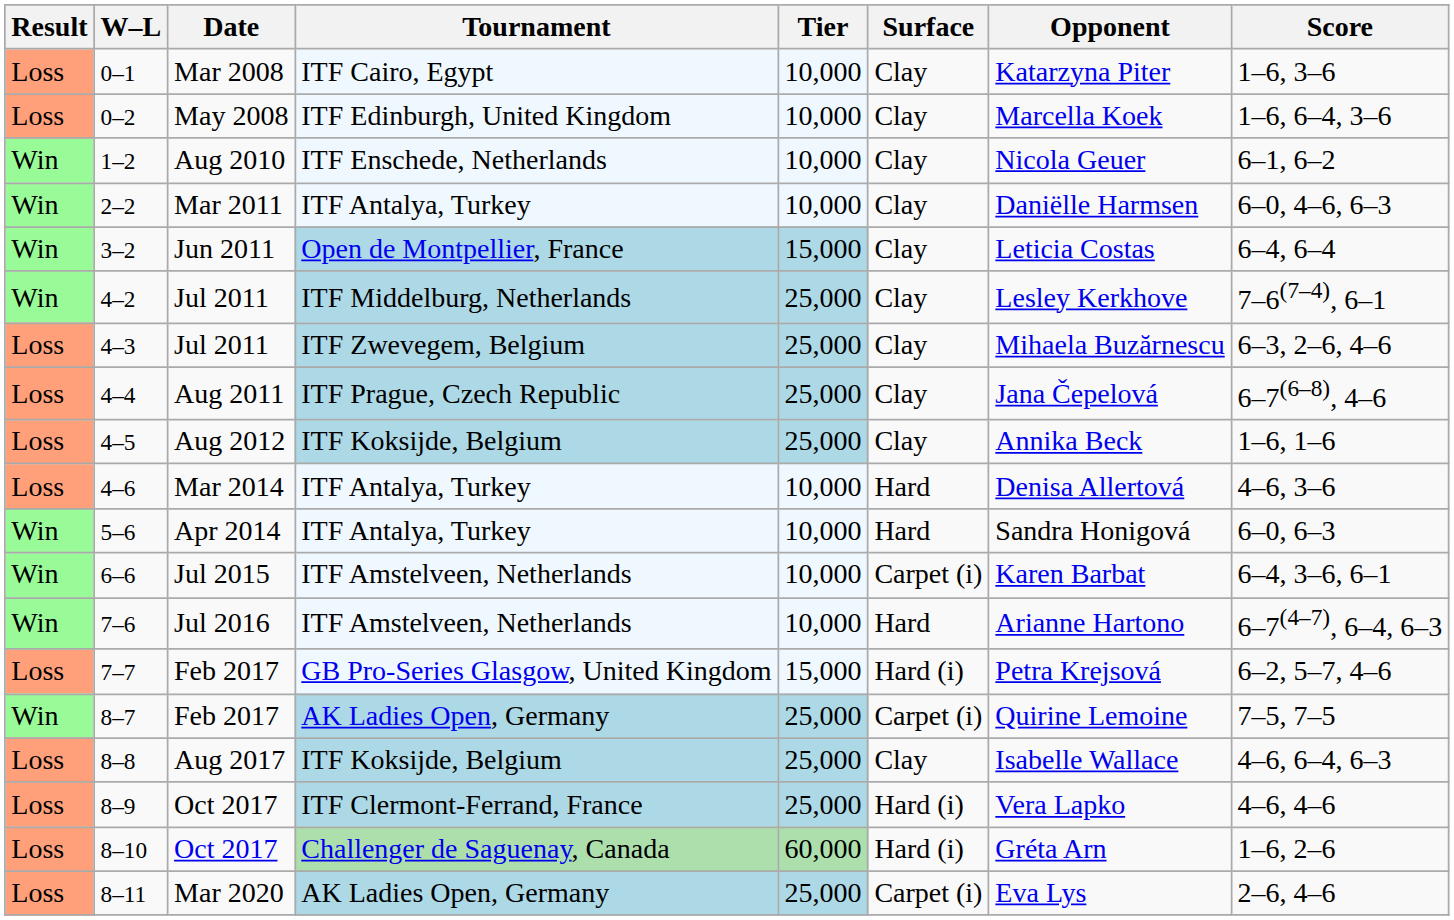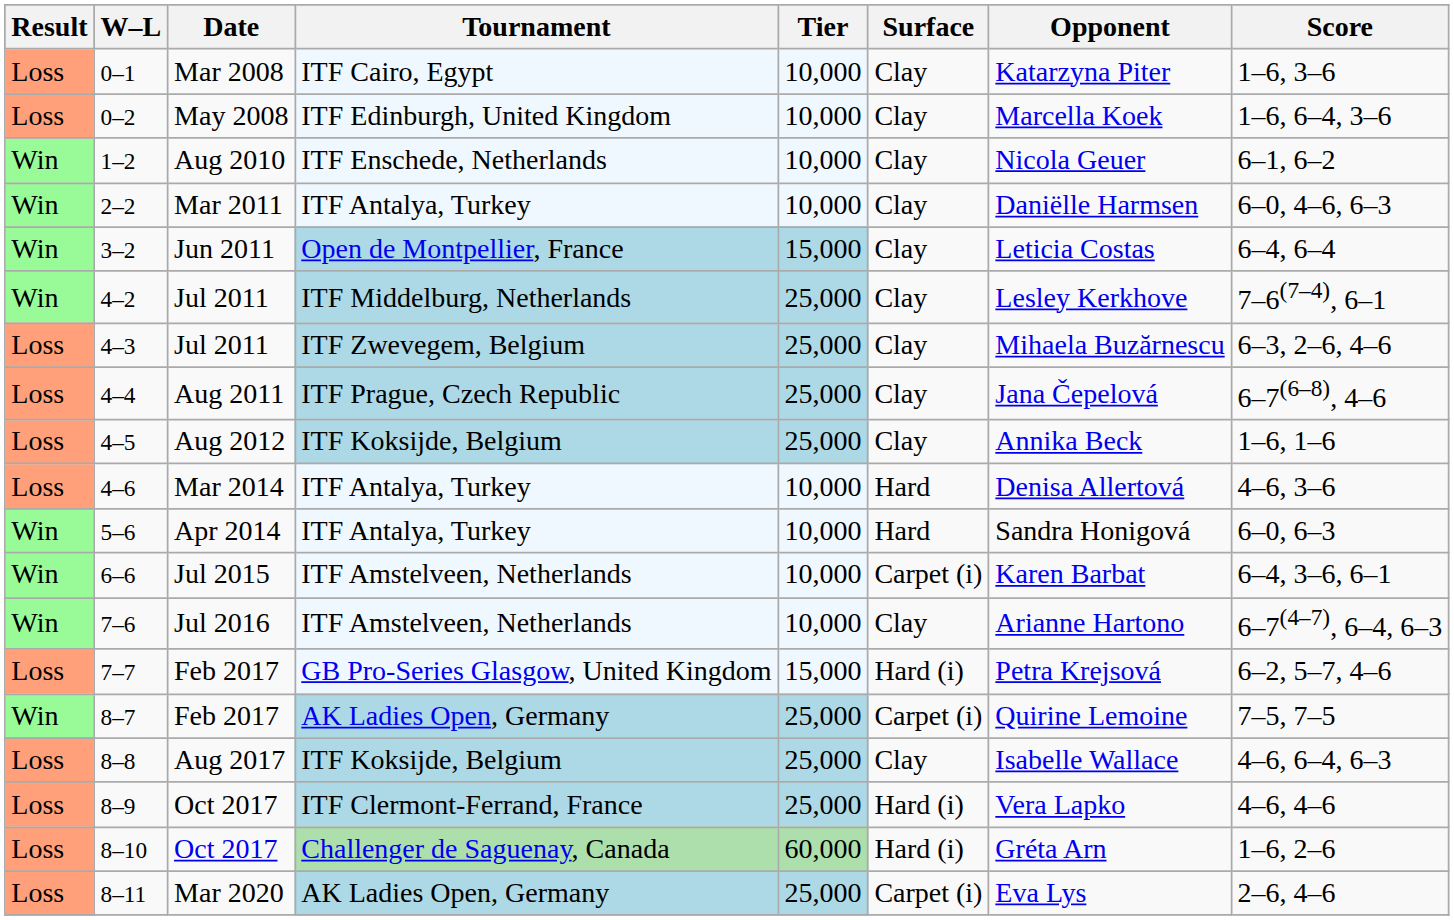(902, 622) Hard -> (901, 622) Clay
